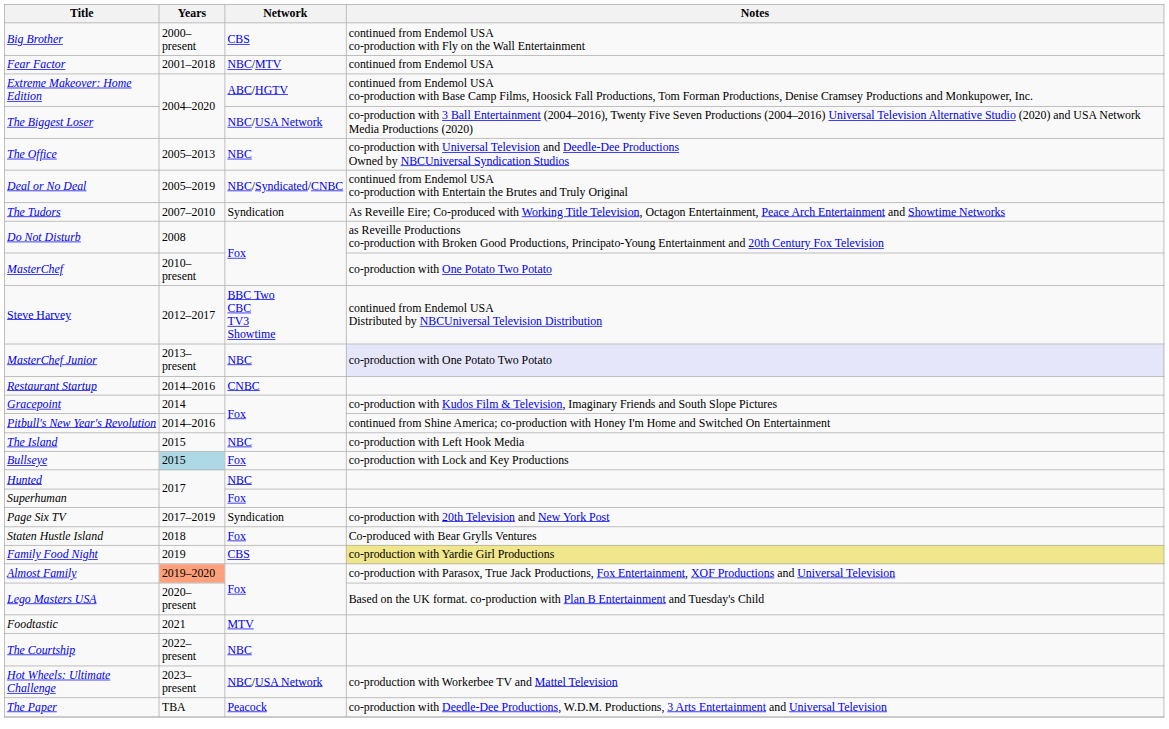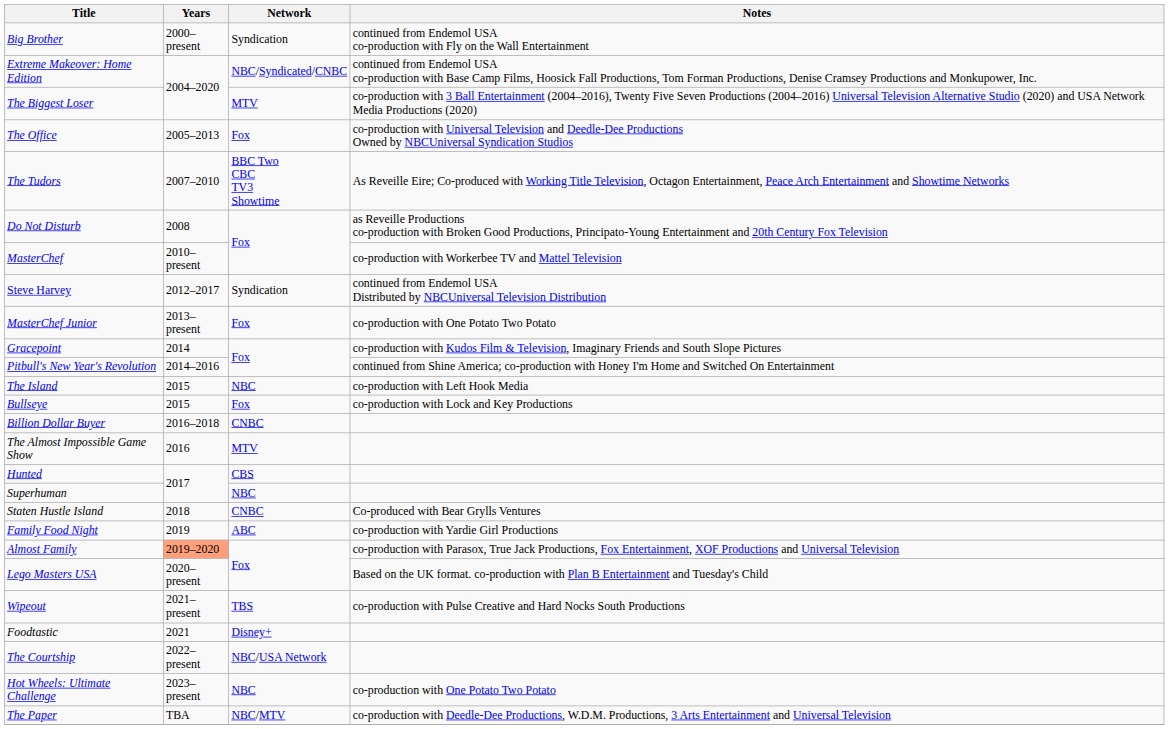(239, 39) CBS -> (260, 39) Syndication
- row: (36, 64)
(258, 90) ABC/HGTV -> (289, 71) NBC/Syndicated/CNBC
(275, 122) NBC/USA Network -> (245, 103) MTV
(240, 154) NBC -> (241, 135) Fox
- row: (47, 186)
(256, 211) Syndication -> (255, 181) BBC Two CBC TV3 Showtime
(450, 269) co-production with One Potato Two Potato -> (487, 258) co-production with Workerbee TV and Mattel Television
(251, 314) BBC Two CBC TV3 Showtime -> (260, 290) Syndication
(240, 360) NBC -> (241, 322) Fox
(450, 360) lavender background -> (454, 322) no background
- row: (52, 385)
(174, 460) lightblue background -> (178, 404) no background
+ row: (56, 423)
+ row: (77, 448)
(240, 479) NBC -> (243, 474) CBS
(237, 498) Fox -> (244, 492) NBC
- row: (36, 517)
(237, 535) Fox -> (248, 511) CNBC
(239, 554) CBS -> (244, 530) ABC
(451, 554) khaki background -> (455, 530) no background
+ row: (27, 606)
(241, 624) MTV -> (251, 632) Disney+
(240, 649) NBC -> (279, 657) NBC/USA Network
(275, 681) NBC/USA Network -> (244, 689) NBC
(483, 681) co-production with Workerbee TV and Mattel Television -> (454, 689) co-production with One Potato Two Potato
(247, 707) Peacock -> (258, 715) NBC/MTV
